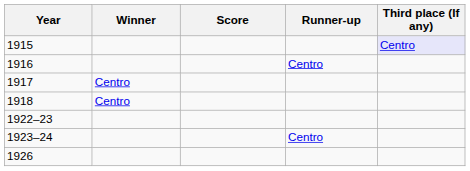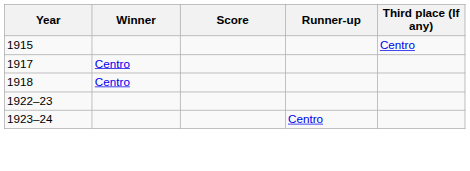(397, 45) lavender background -> (397, 45) no background
- row: (20, 63)
- row: (20, 156)
